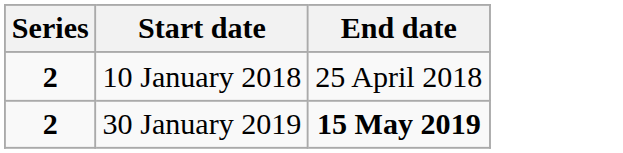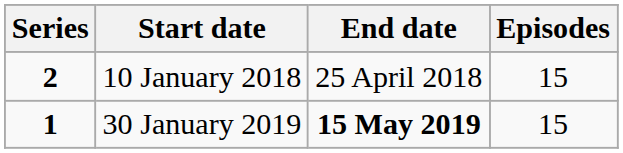+ column: (553, 28)
(50, 123) 2 -> (50, 123) 1
